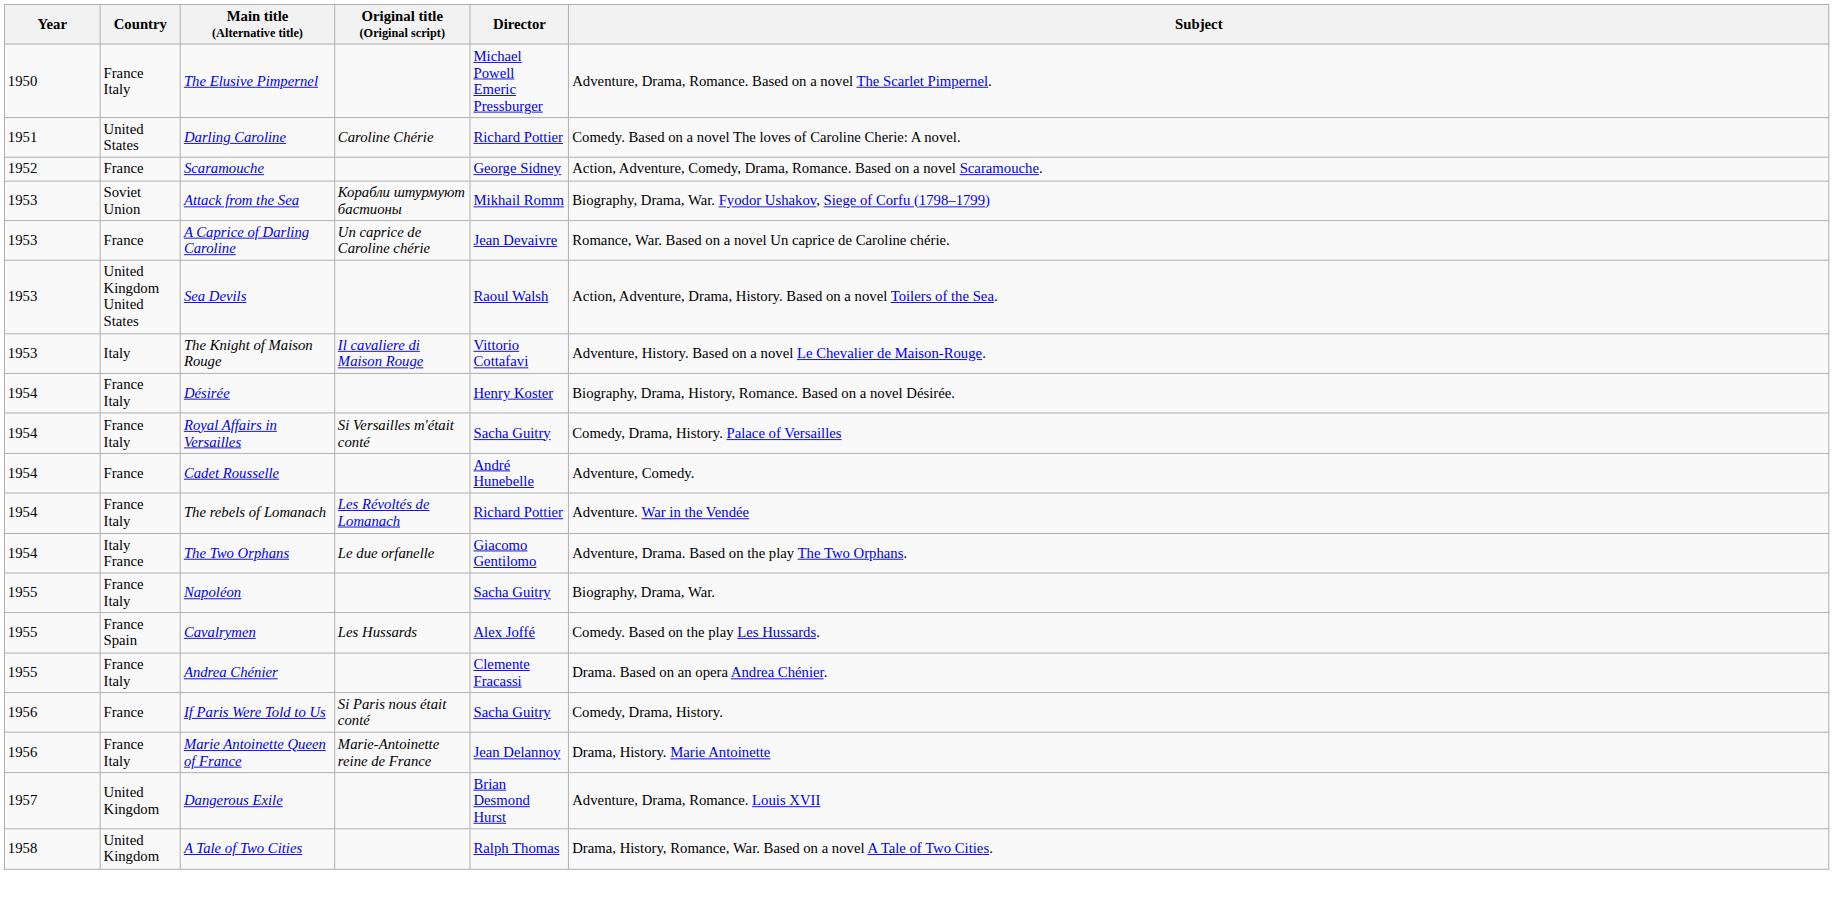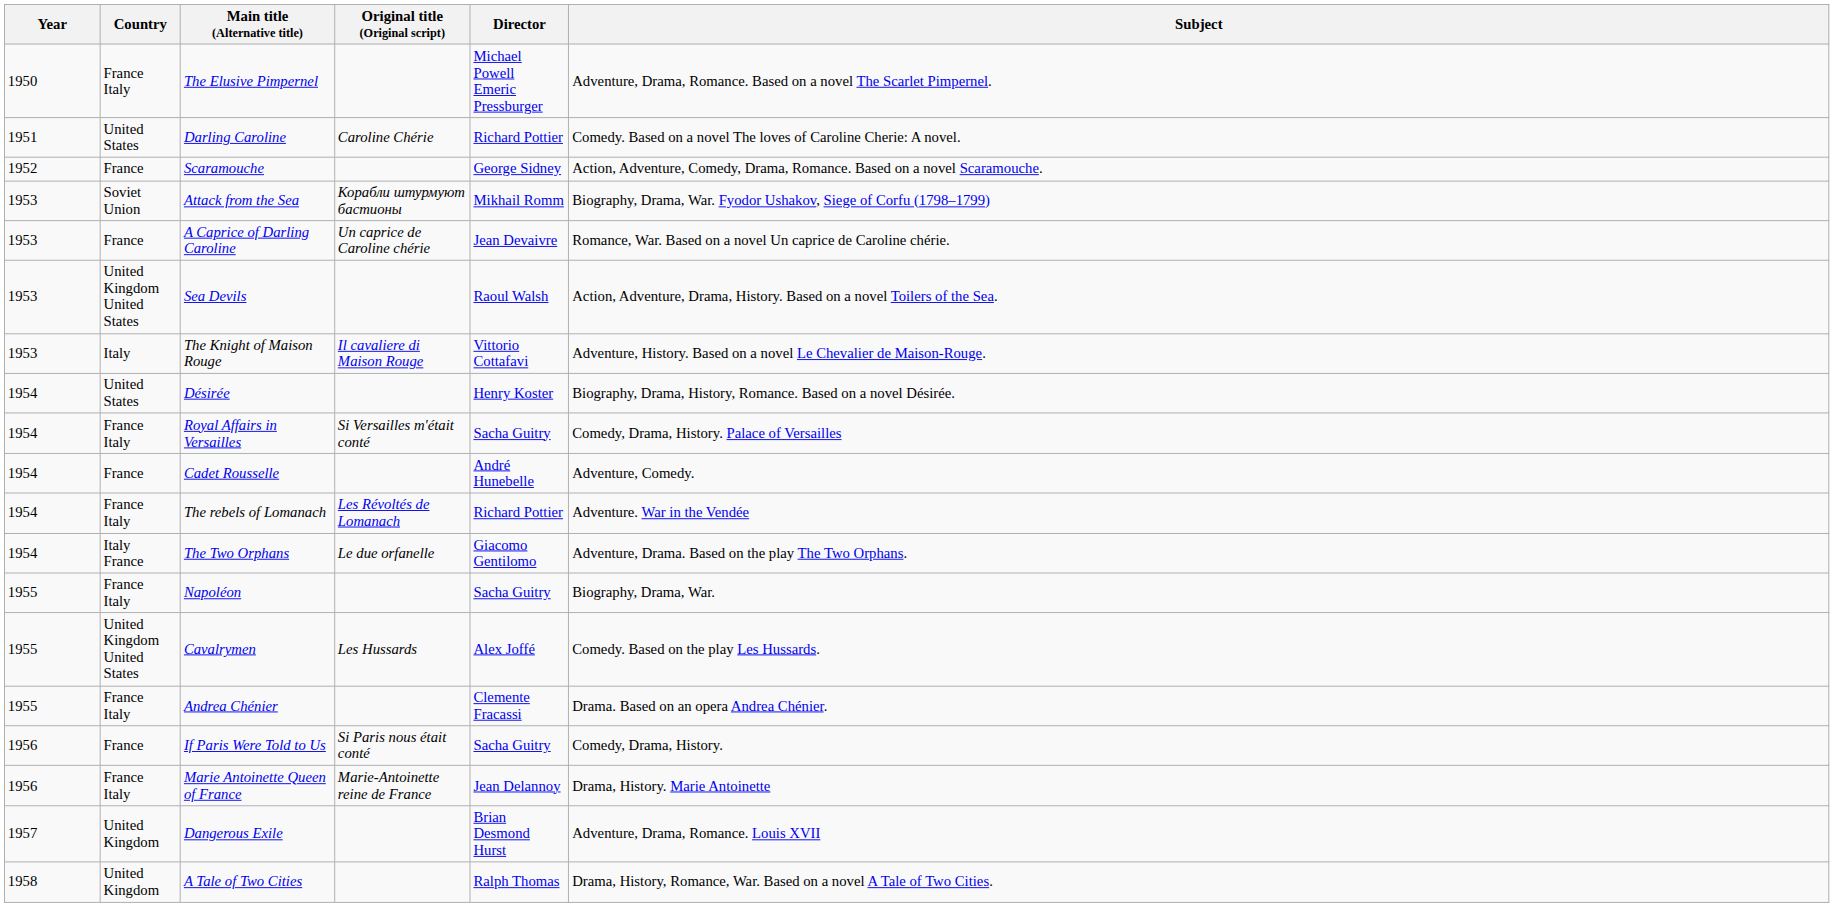(124, 393) France Italy -> (124, 393) United States
(124, 632) France Spain -> (131, 649) United Kingdom United States
